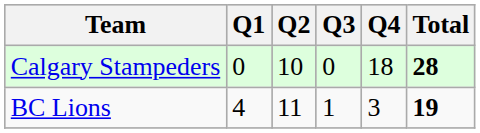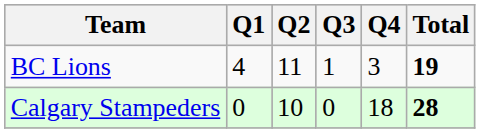rows swapped: (61, 107) <-> (116, 66)
